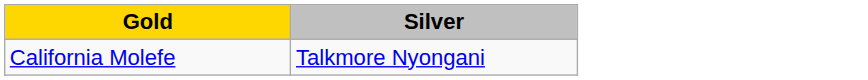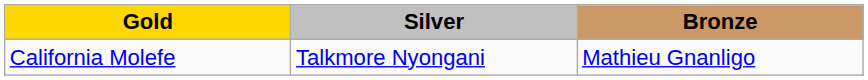+ column: (720, 22)
